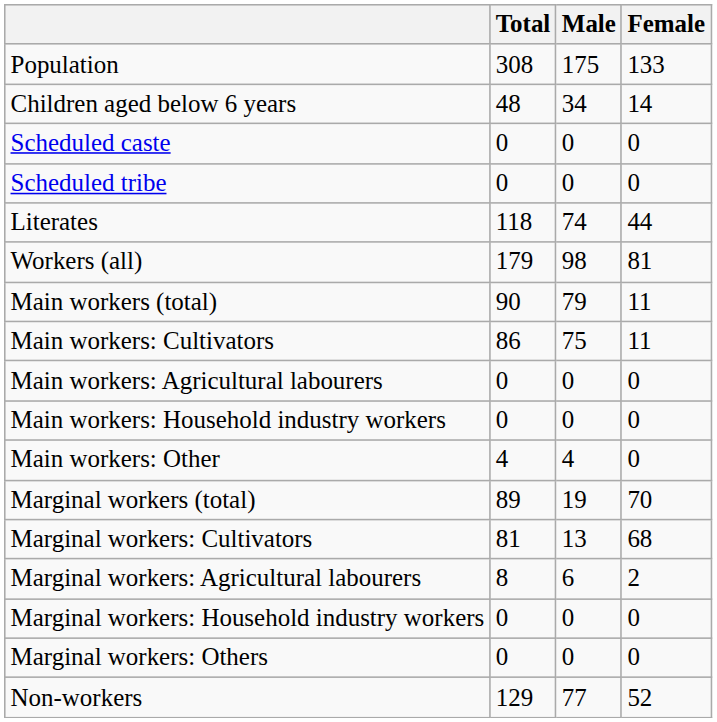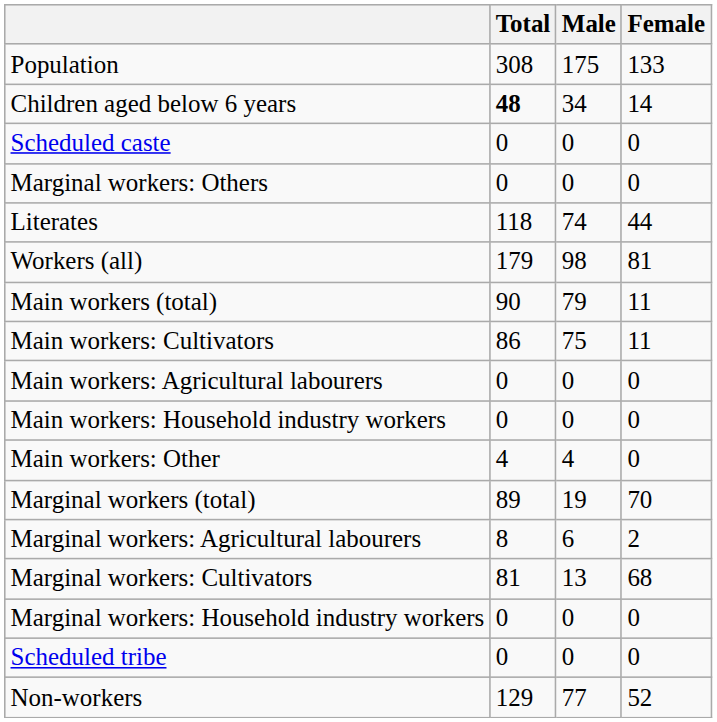(508, 103) normal -> (508, 103) bold
rows swapped: (89, 182) <-> (139, 657)
rows swapped: (161, 538) <-> (216, 578)
